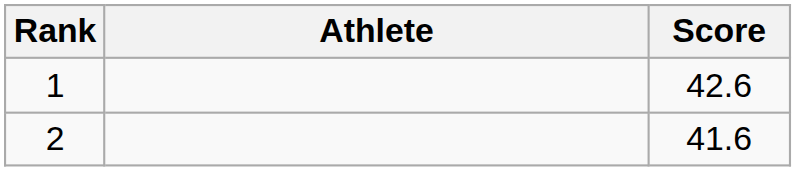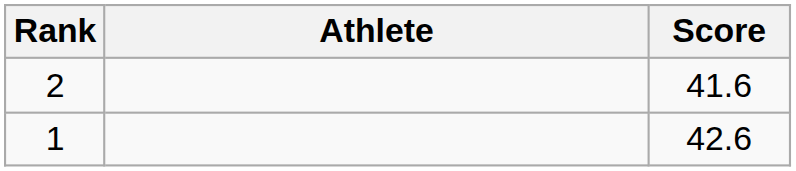rows swapped: (55, 84) <-> (55, 138)
